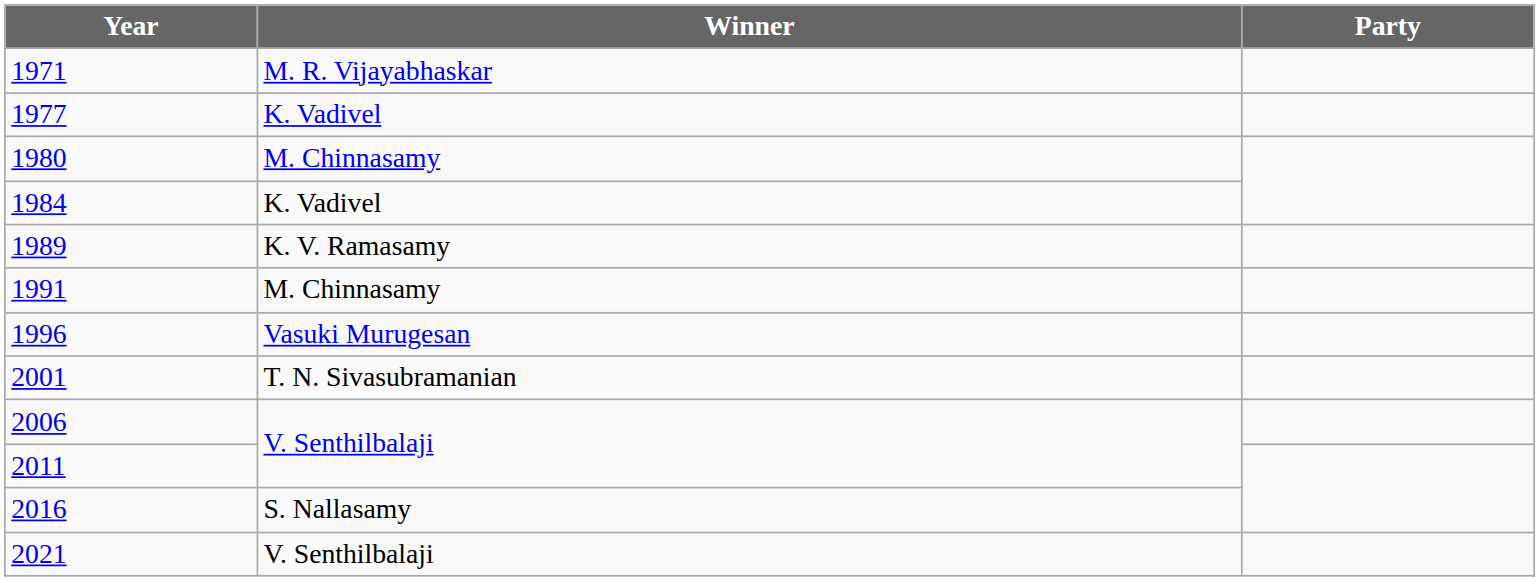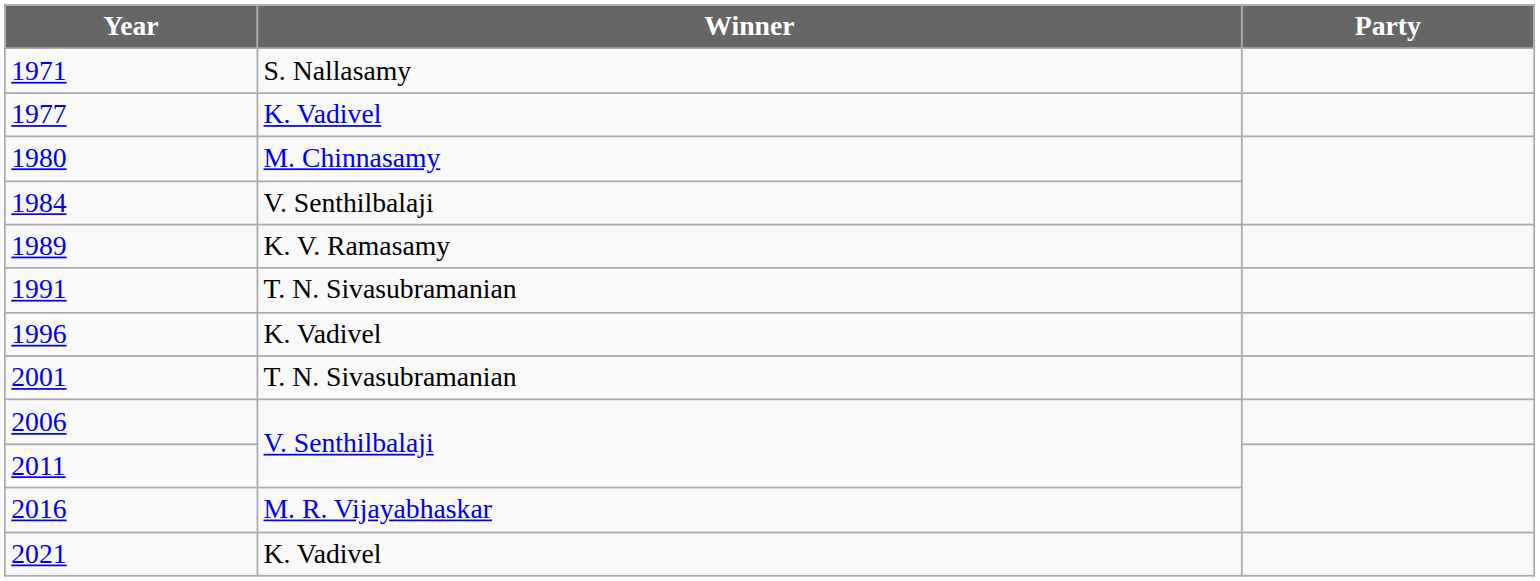(378, 70) M. R. Vijayabhaskar -> (337, 70) S. Nallasamy
(322, 202) K. Vadivel -> (349, 202) V. Senthilbalaji
(352, 289) M. Chinnasamy -> (390, 289) T. N. Sivasubramanian
(367, 333) Vasuki Murugesan -> (322, 333) K. Vadivel
(337, 509) S. Nallasamy -> (378, 509) M. R. Vijayabhaskar
(349, 553) V. Senthilbalaji -> (322, 553) K. Vadivel
